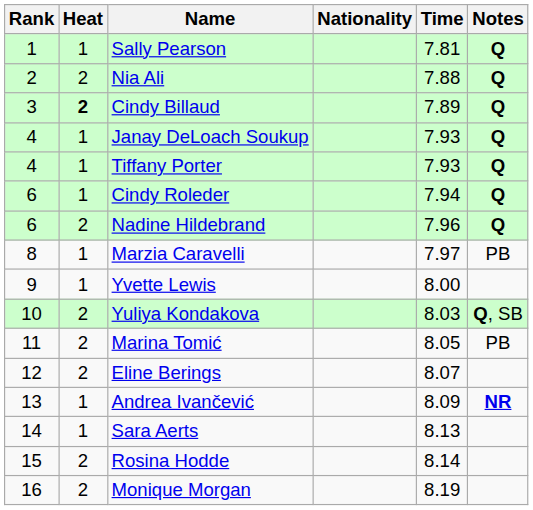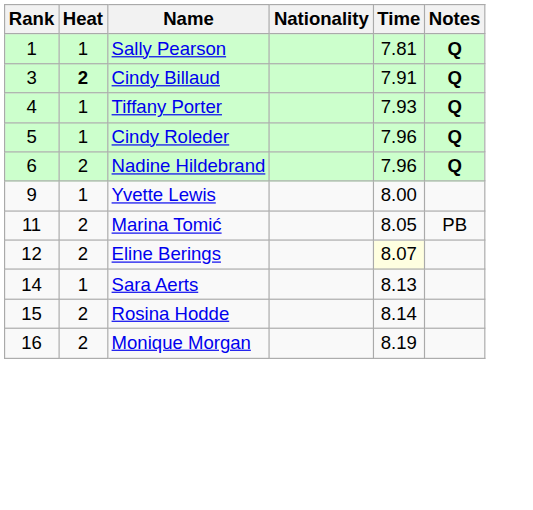- row: (138, 78)
(442, 107) 7.89 -> (399, 78) 7.91
- row: (210, 136)
(32, 195) 6 -> (32, 136) 5
(442, 195) 7.94 -> (399, 136) 7.96
- row: (178, 254)
- row: (185, 313)
(442, 372) no background -> (399, 254) lightyellow background
- row: (183, 401)
